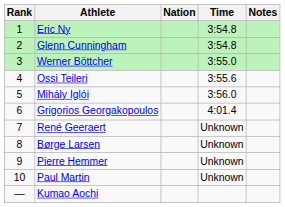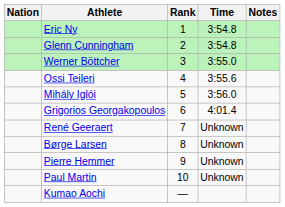columns swapped: (19, 12) <-> (179, 12)
